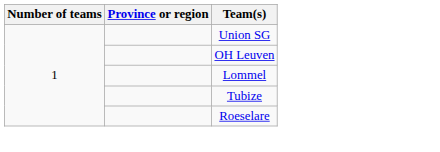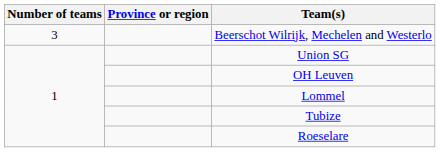+ row: (323, 34)
